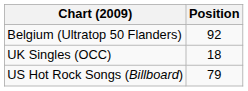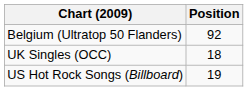(214, 75) 79 -> (214, 75) 19
